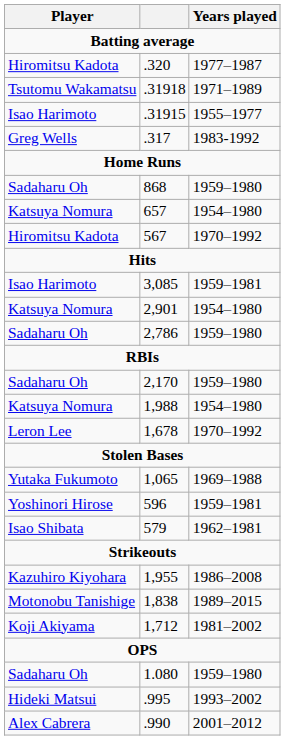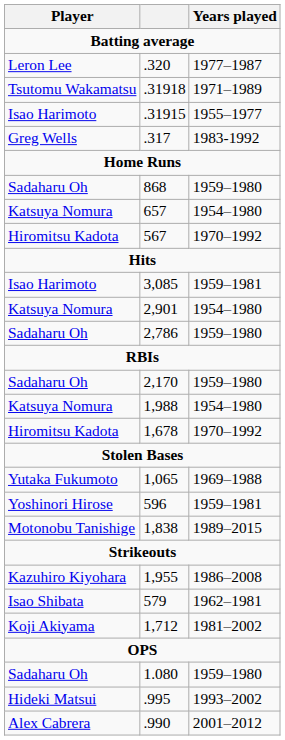(63, 65) Hiromitsu Kadota -> (40, 65) Leron Lee
(40, 430) Leron Lee -> (63, 430) Hiromitsu Kadota
rows swapped: (155, 528) <-> (161, 601)
